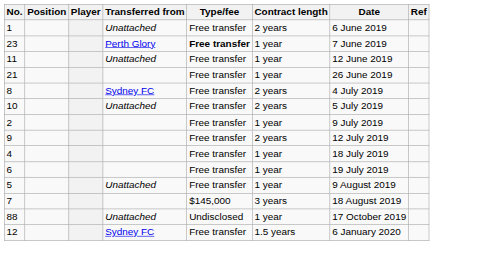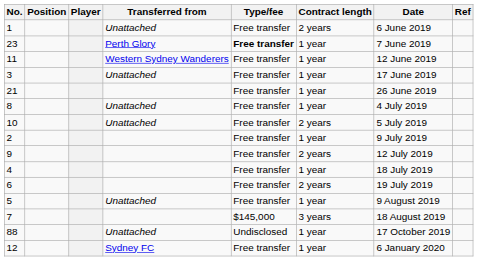(131, 59) Unattached -> (167, 59) Western Sydney Wanderers
+ row: (9, 75)
(130, 91) Sydney FC -> (131, 106) Unattached
(271, 91) 2 years -> (312, 106) 1 year
(268, 169) 1 year -> (315, 185) 2 years
(275, 232) 1.5 years -> (312, 248) 1 year
